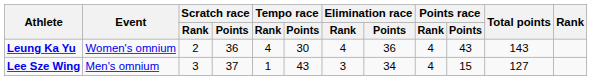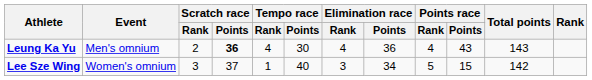(131, 49) Women's omnium -> (122, 49) Men's omnium
(232, 49) normal -> (232, 49) bold
(122, 67) Men's omnium -> (131, 67) Women's omnium
(303, 67) 43 -> (303, 67) 40
(431, 67) 4 -> (431, 67) 5
(519, 67) 127 -> (519, 67) 142
